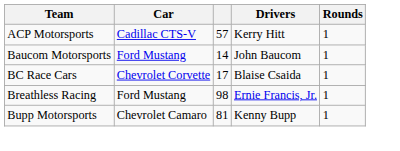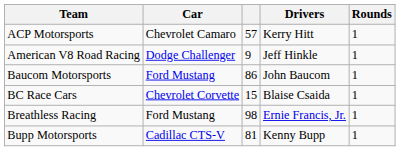(156, 34) Cadillac CTS-V -> (191, 34) Chevrolet Camaro
+ row: (74, 54)
(222, 54) 14 -> (251, 74) 86
(222, 74) 17 -> (251, 94) 15
(162, 115) Chevrolet Camaro -> (185, 135) Cadillac CTS-V
